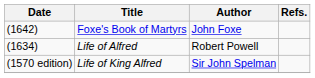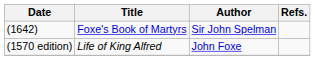(217, 30) John Foxe -> (234, 30) Sir John Spelman
- row: (107, 47)
(234, 64) Sir John Spelman -> (217, 47) John Foxe
